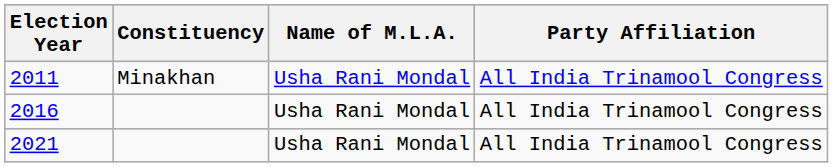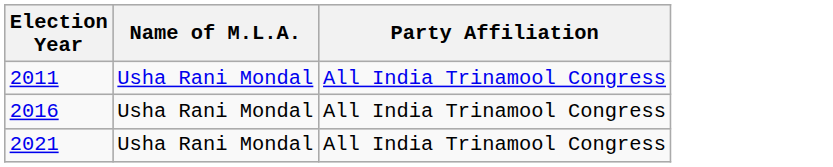- column: (191, 33)
